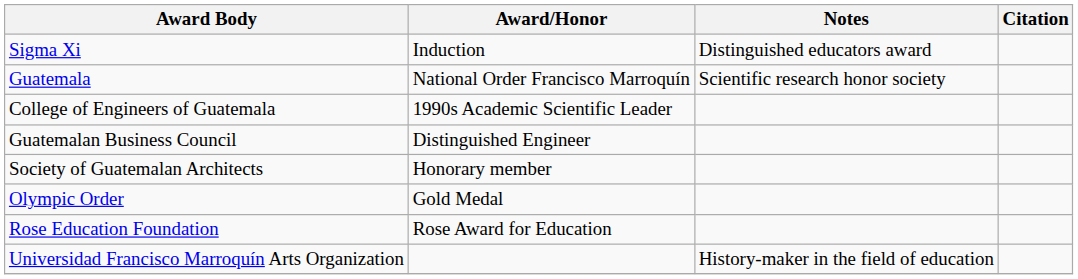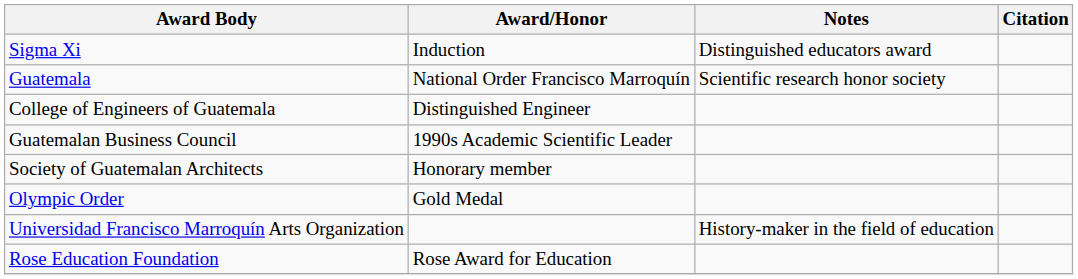(542, 109) 1990s Academic Scientific Leader -> (502, 109) Distinguished Engineer
(502, 139) Distinguished Engineer -> (542, 139) 1990s Academic Scientific Leader
rows swapped: (206, 259) <-> (114, 229)
